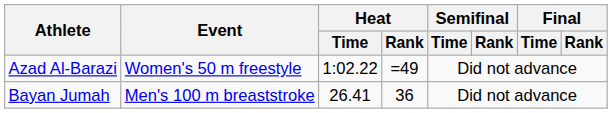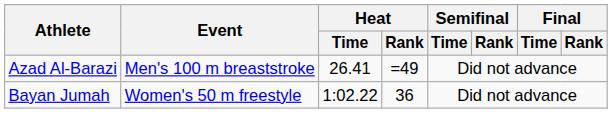(213, 69) Women's 50 m freestyle -> (220, 69) Men's 100 m breaststroke
(350, 69) 1:02.22 -> (350, 69) 26.41
(220, 95) Men's 100 m breaststroke -> (213, 95) Women's 50 m freestyle
(350, 95) 26.41 -> (350, 95) 1:02.22
